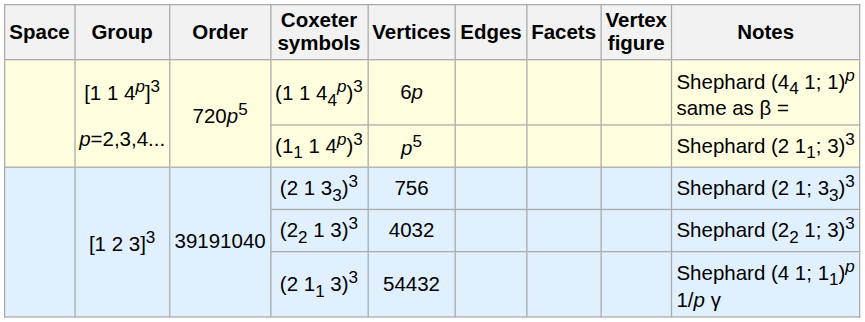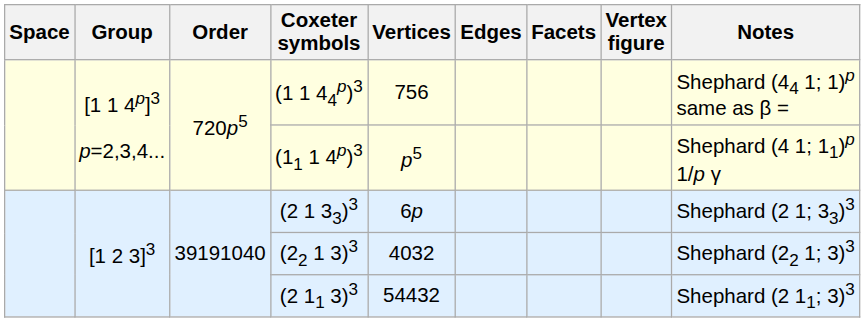(412, 92) 6p -> (412, 92) 756
(766, 146) Shephard (2 11; 3)3 -> (766, 157) Shephard (4 1; 11)p 1/p γ
(412, 188) 756 -> (412, 211) 6p
(766, 284) Shephard (4 1; 11)p 1/p γ -> (766, 296) Shephard (2 11; 3)3
